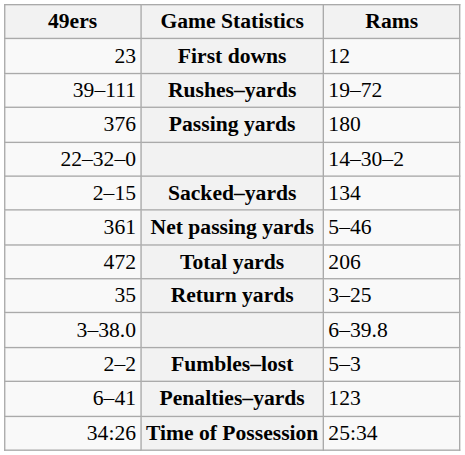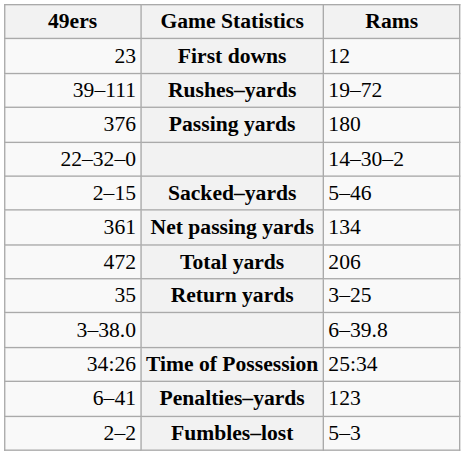(345, 192) 134 -> (350, 192) 5–46
(350, 227) 5–46 -> (345, 227) 134
rows swapped: (120, 364) <-> (111, 432)
